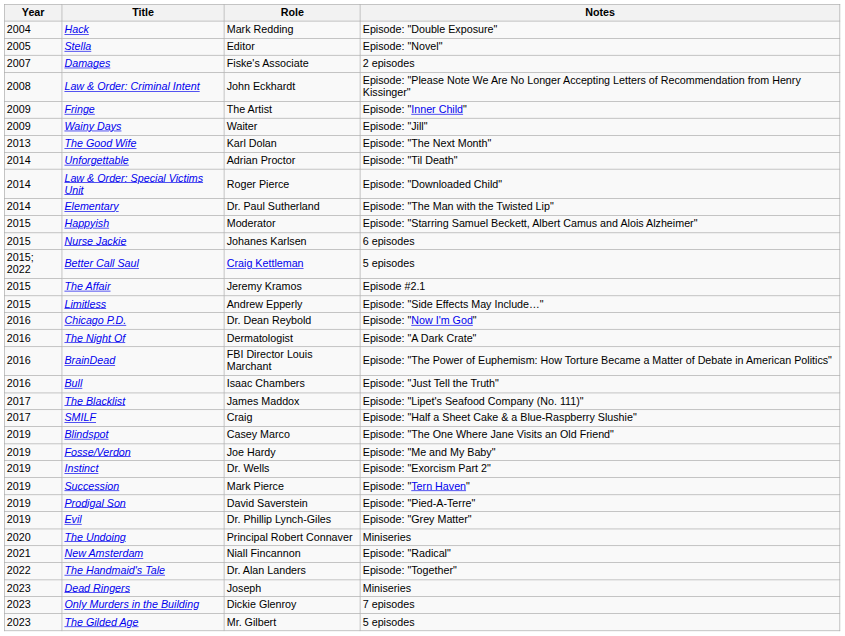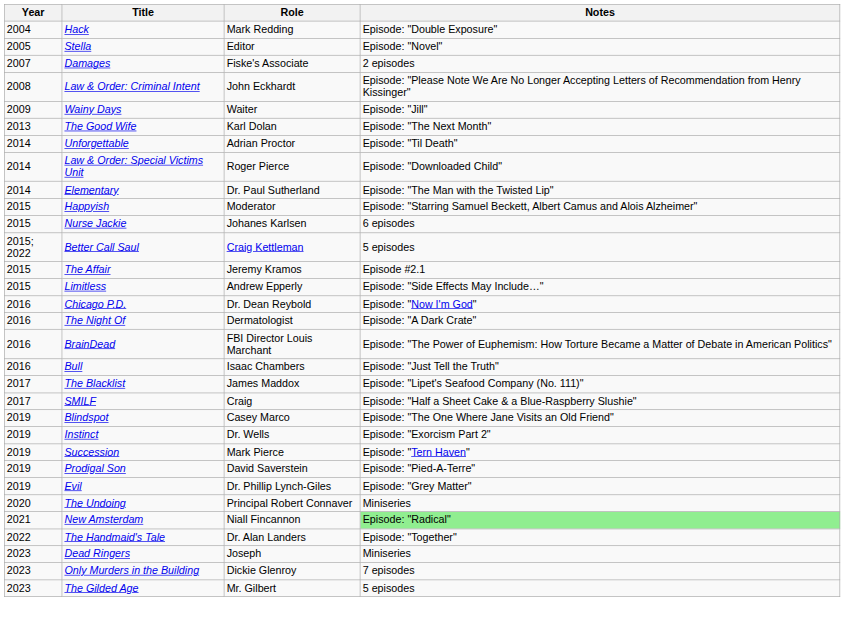- row: (80, 110)
- row: (98, 452)
(407, 554) no background -> (407, 520) lightgreen background
